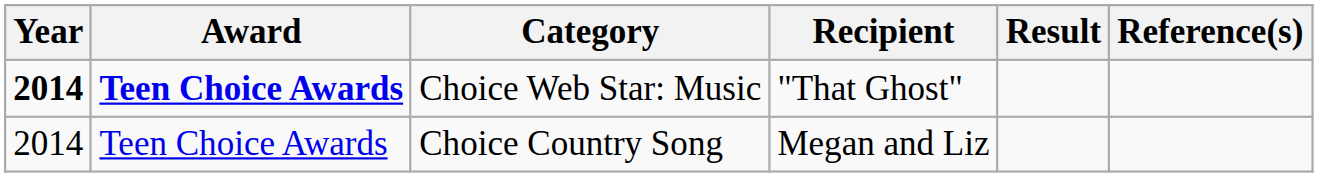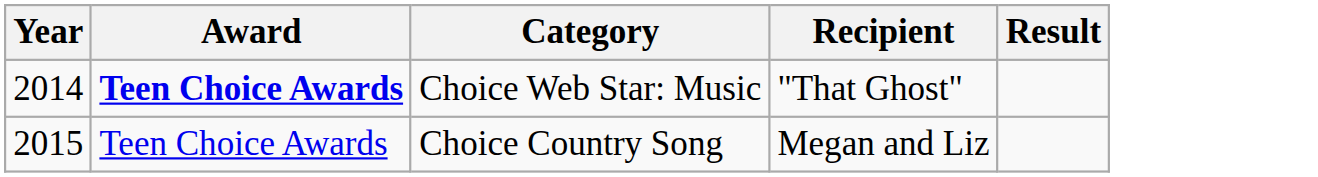- column: (1210, 32)
(48, 87) bold -> (48, 87) normal
(48, 143) 2014 -> (48, 143) 2015
